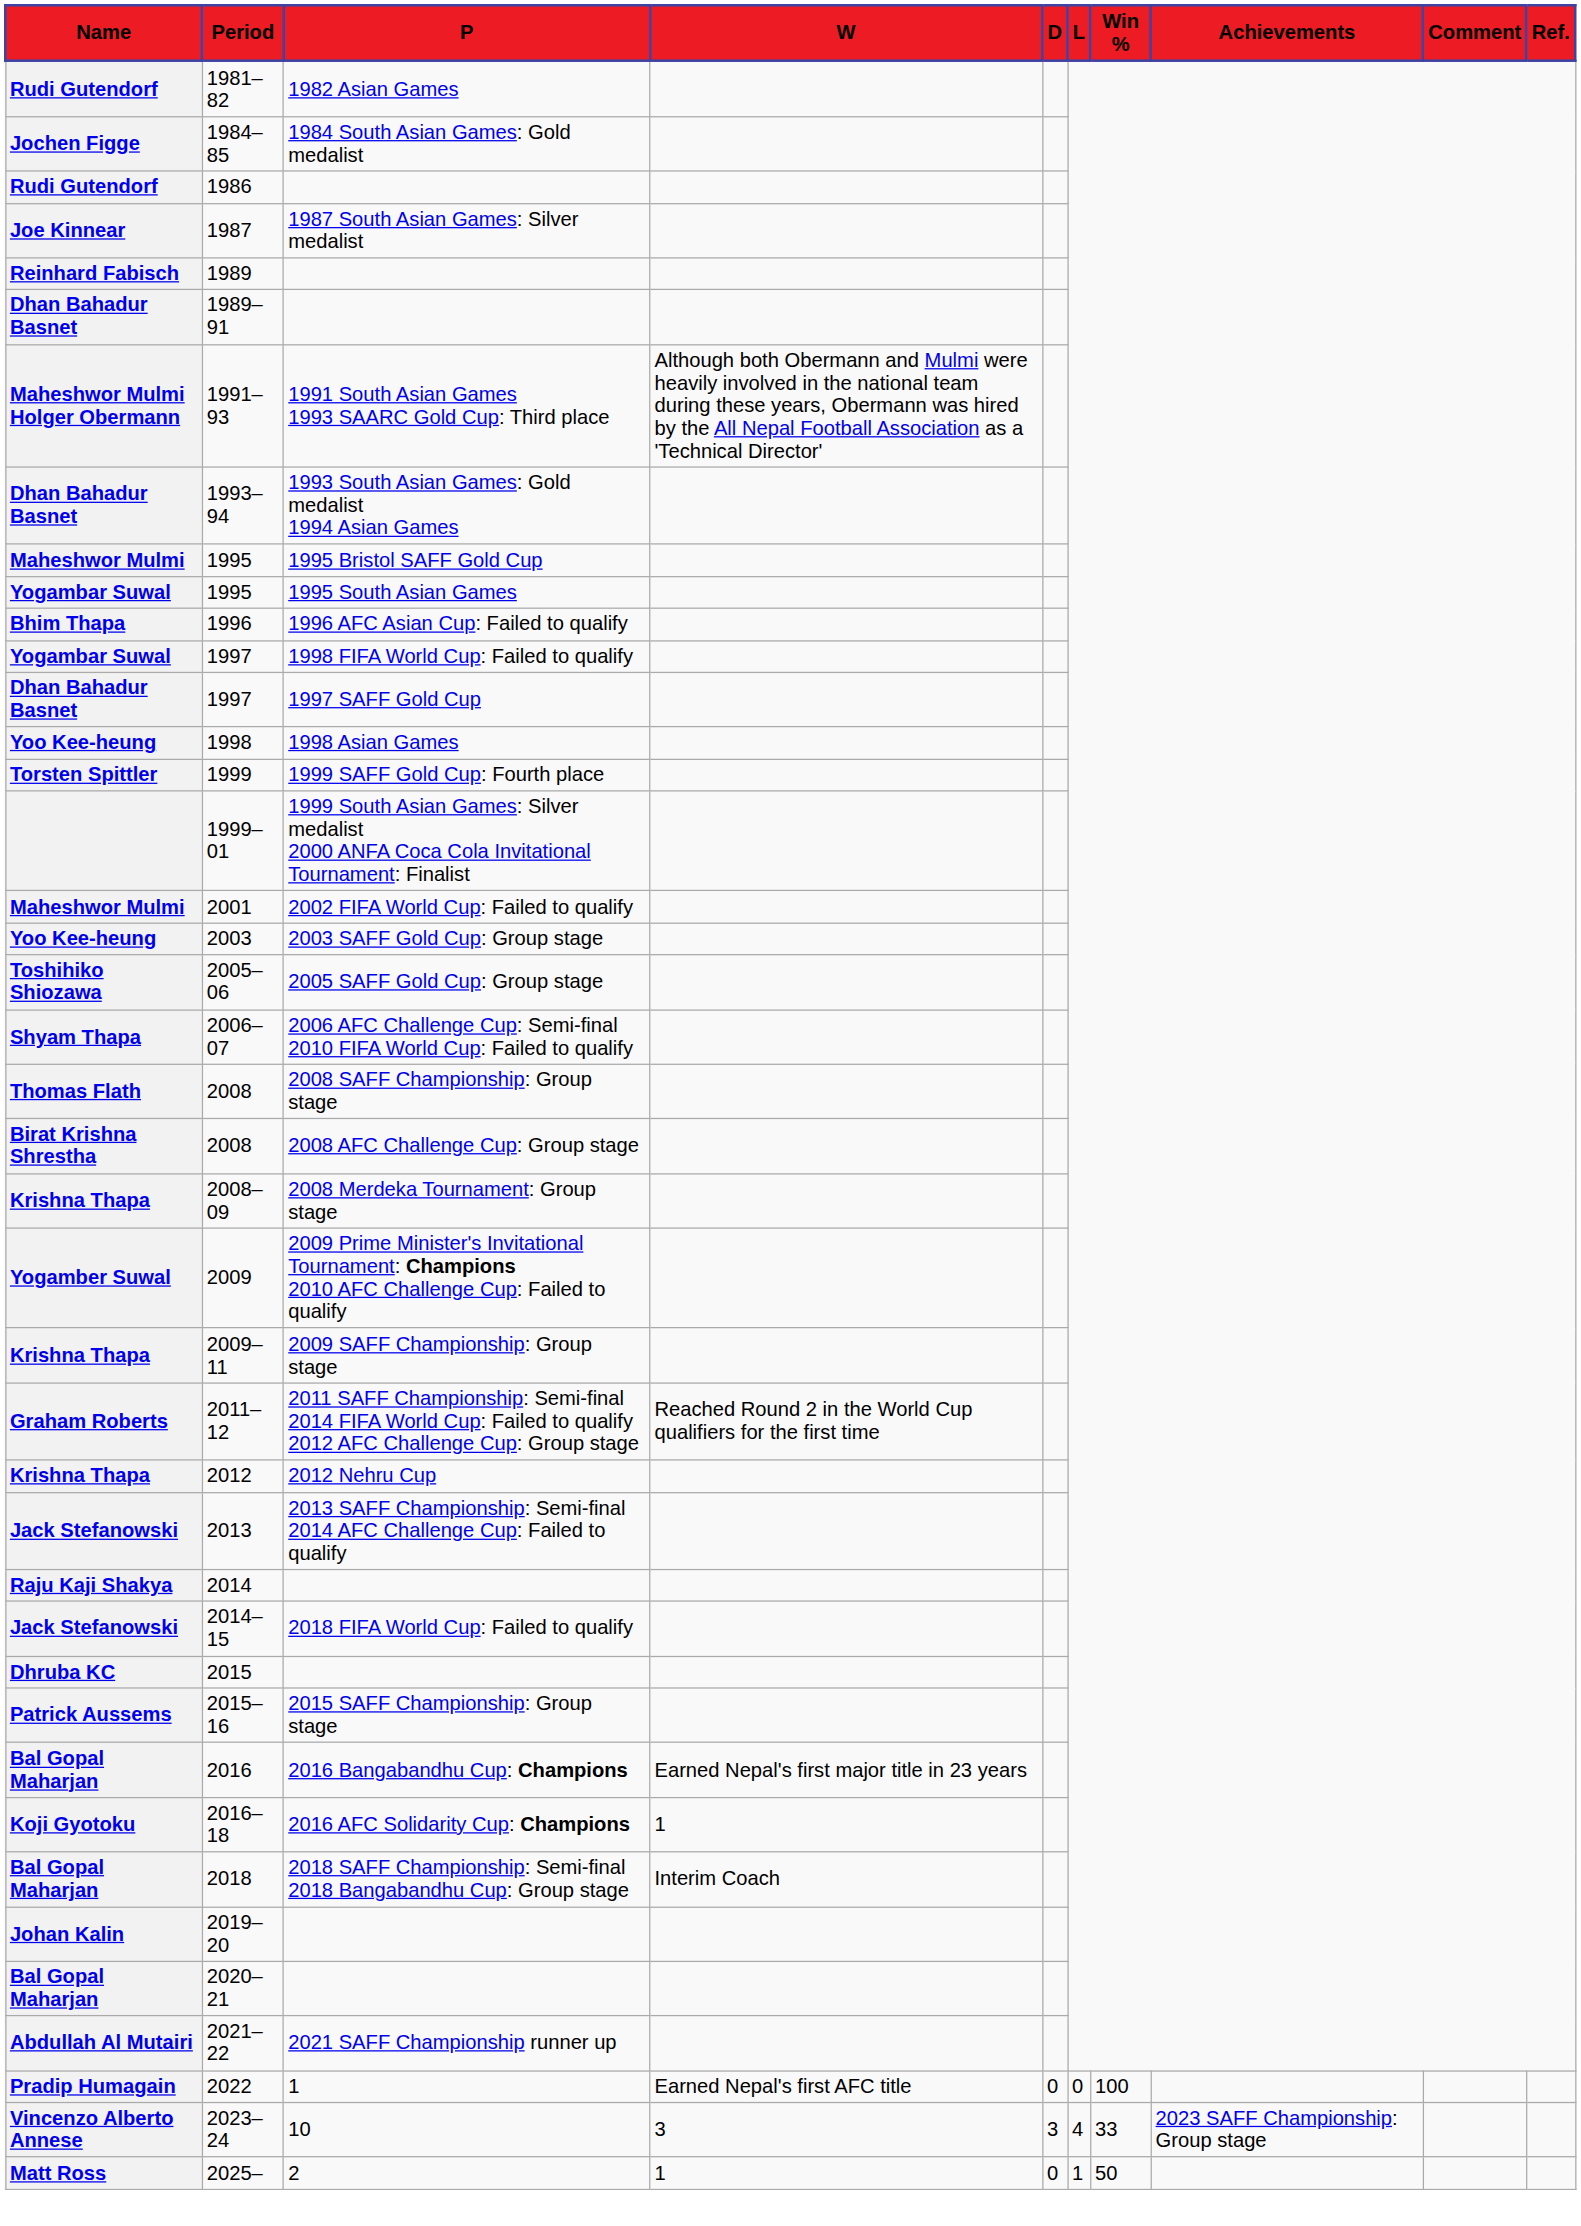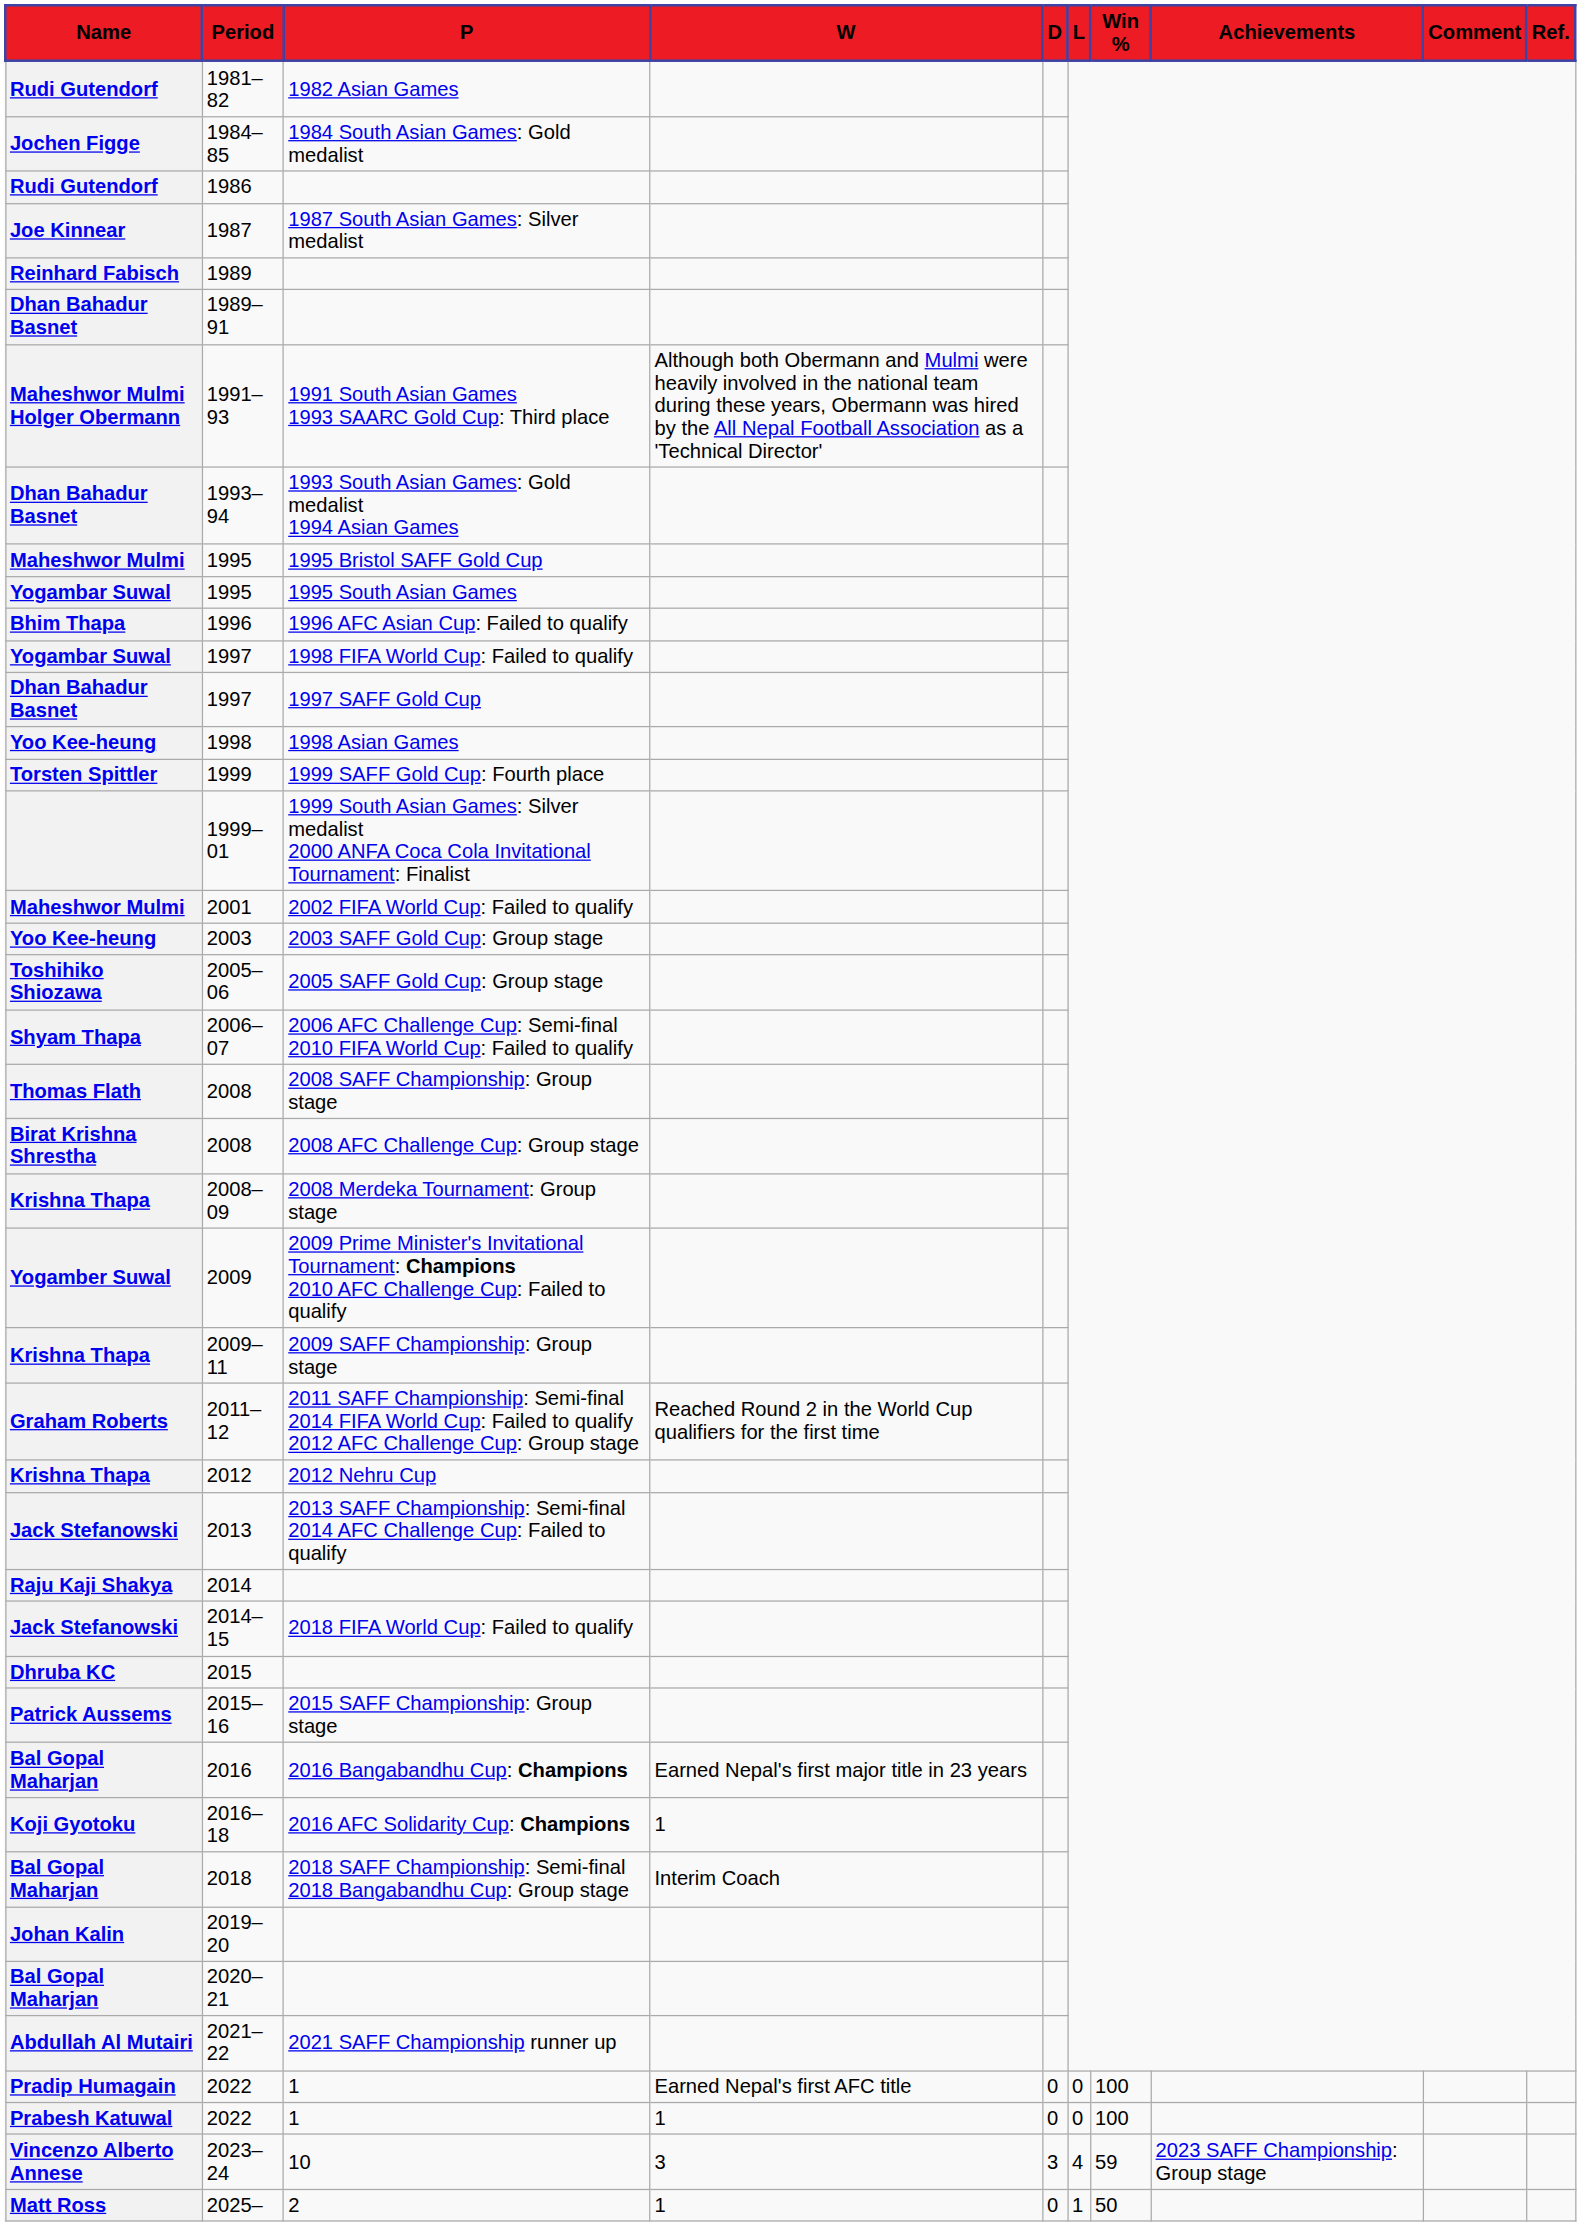+ row: (91, 2118)
(1106, 2129) 33 -> (1106, 2161) 59
